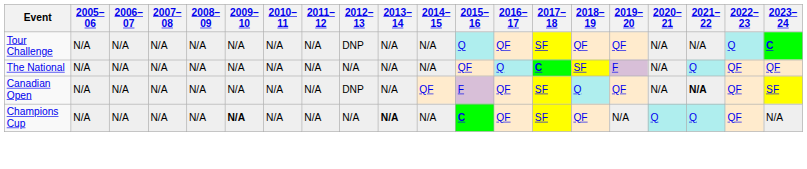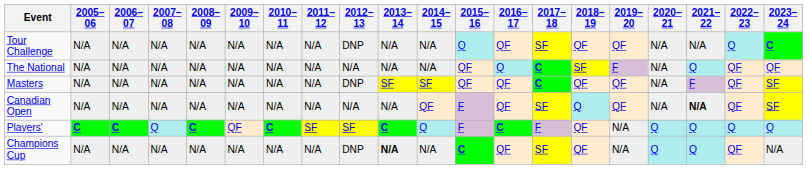+ row: (25, 84)
(353, 90) DNP -> (351, 106) N/A
+ row: (25, 128)
(236, 117) bold -> (236, 150) normal
(351, 117) N/A -> (353, 150) DNP
